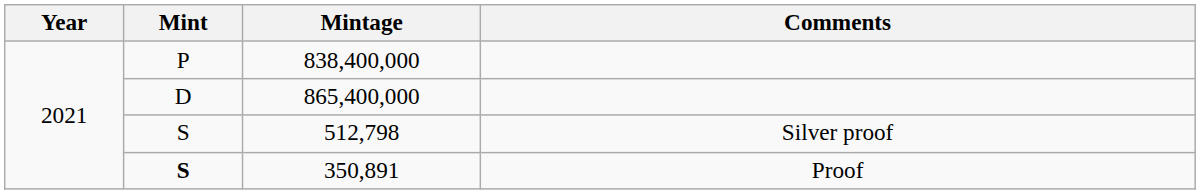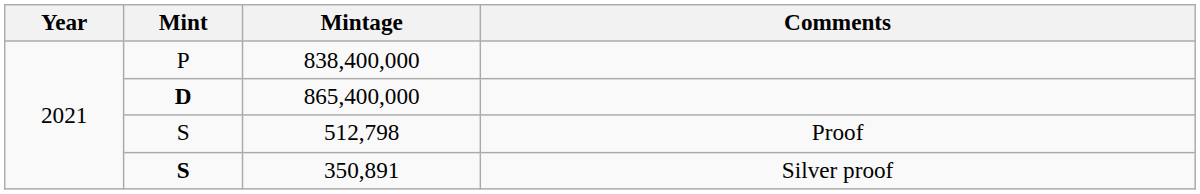(183, 96) normal -> (183, 96) bold
(838, 133) Silver proof -> (838, 133) Proof
(838, 170) Proof -> (838, 170) Silver proof
